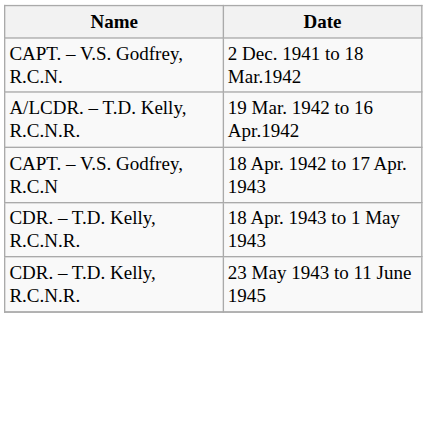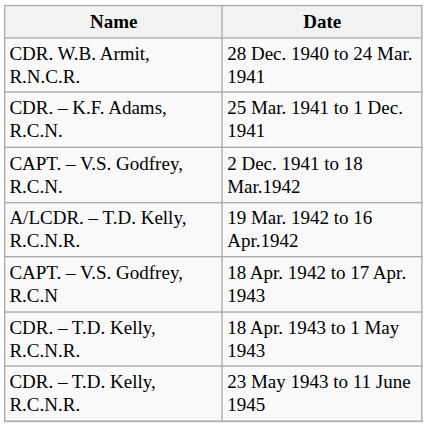+ row: (320, 64)
+ row: (315, 119)
